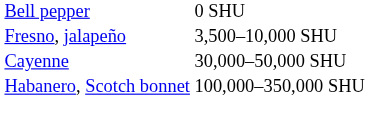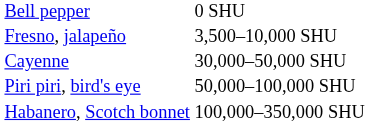+ row: (73, 86)
